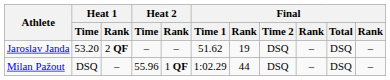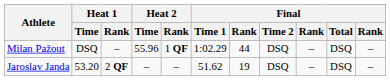rows swapped: (36, 67) <-> (38, 49)
